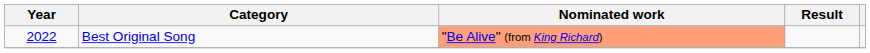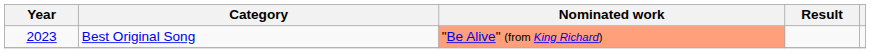(42, 36) 2022 -> (42, 36) 2023
